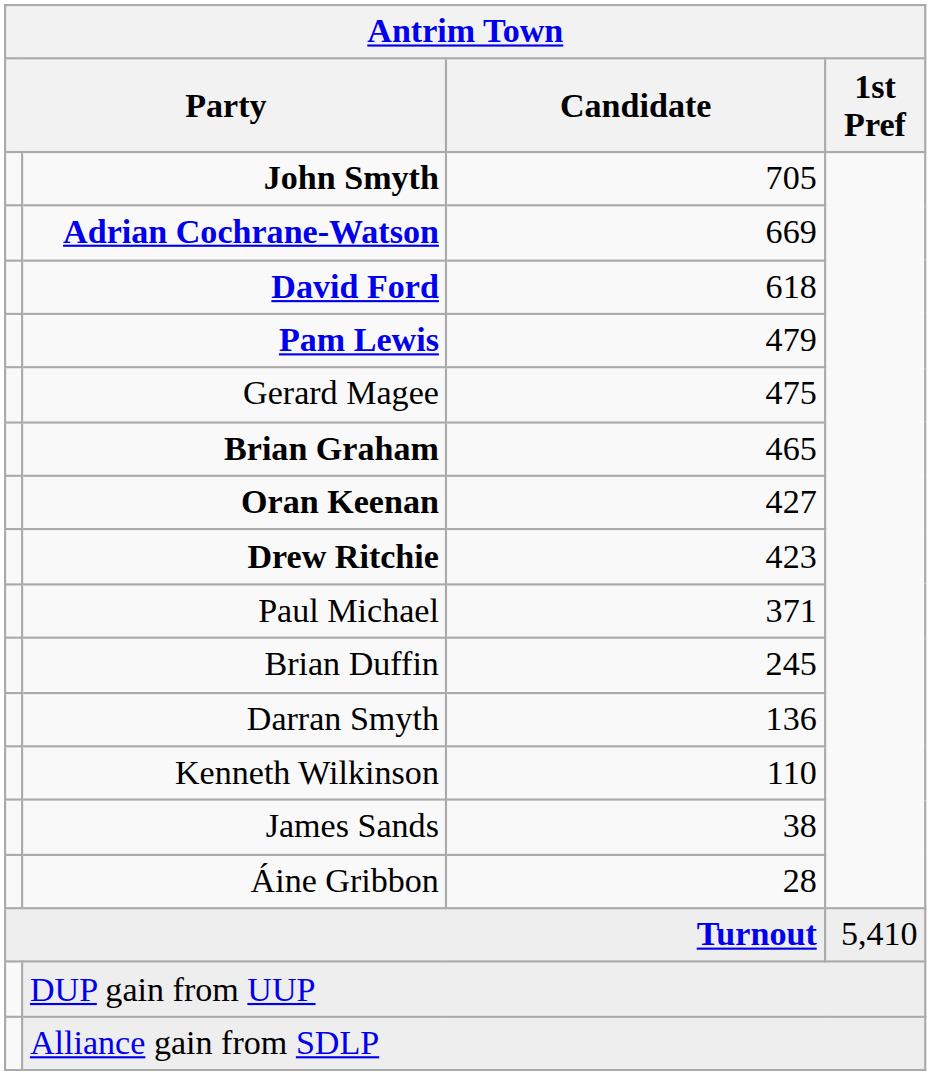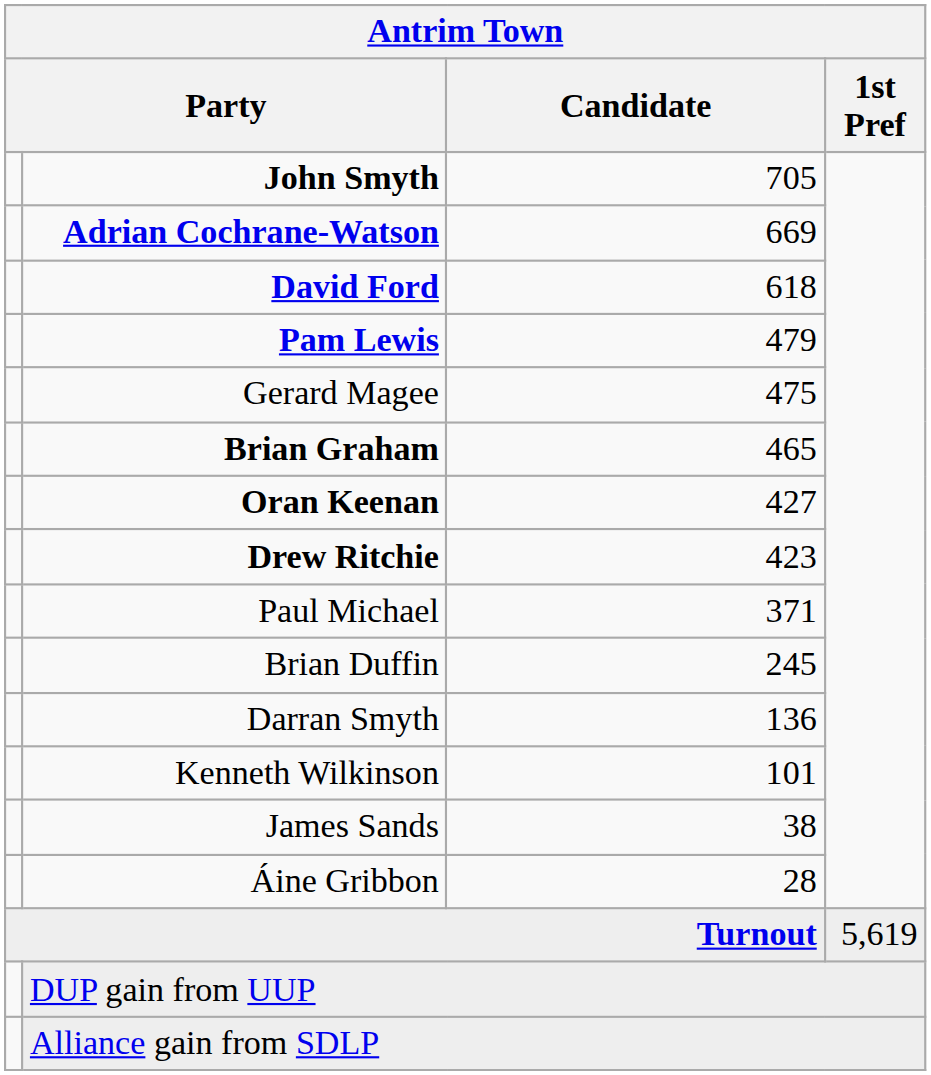(792, 772) 110 -> (791, 772) 101
(879, 934) 5,410 -> (879, 934) 5,619
